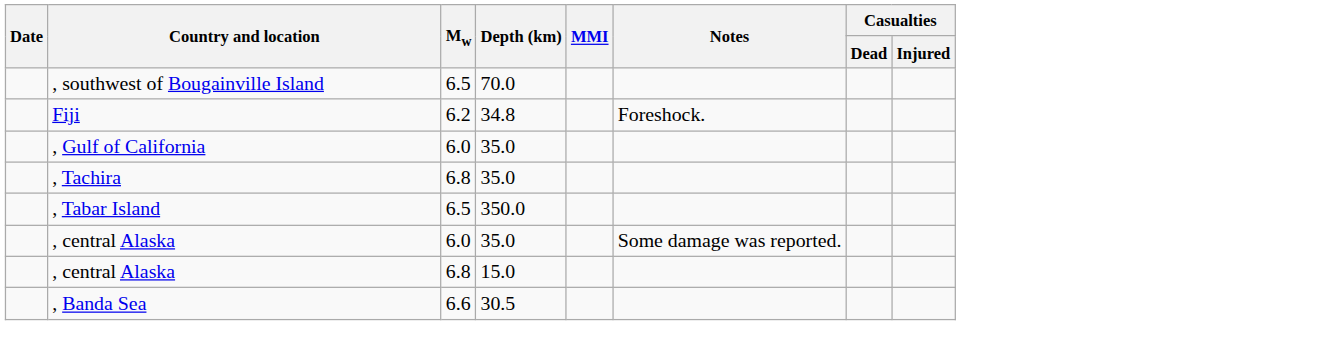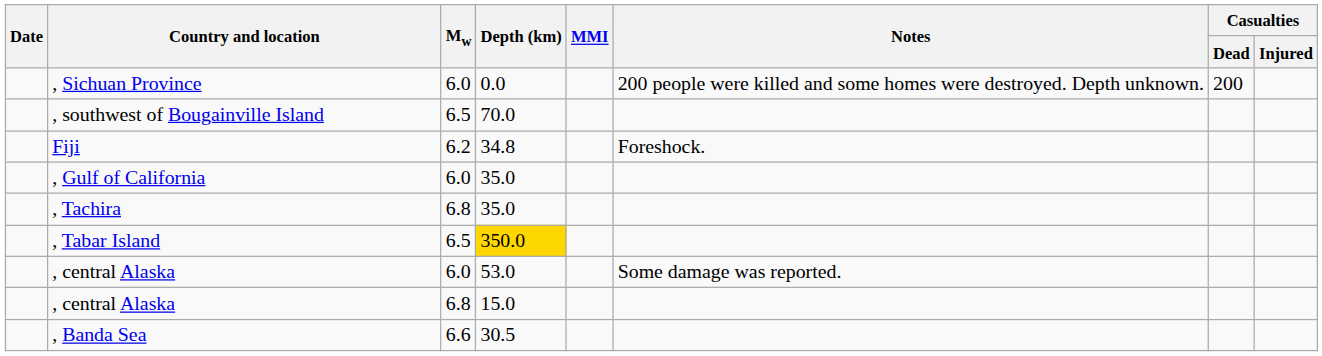+ row: (127, 83)
(503, 209) no background -> (503, 240) gold background
(498, 240) 35.0 -> (498, 271) 53.0
